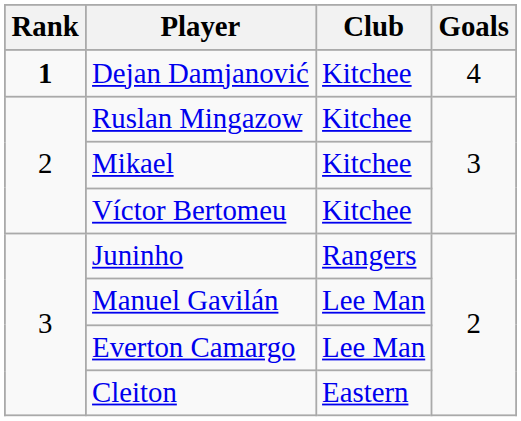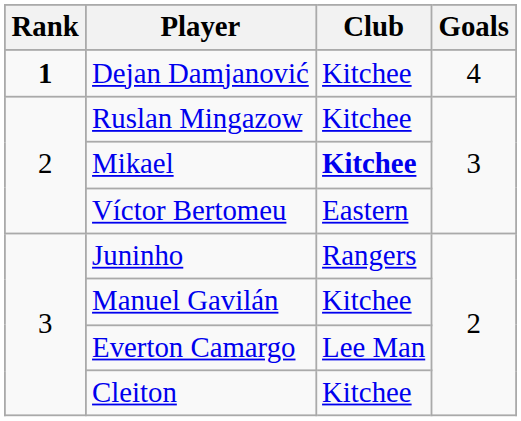(367, 164) normal -> (369, 164) bold
(367, 210) Kitchee -> (365, 210) Eastern
(374, 301) Lee Man -> (367, 301) Kitchee
(365, 392) Eastern -> (367, 392) Kitchee
